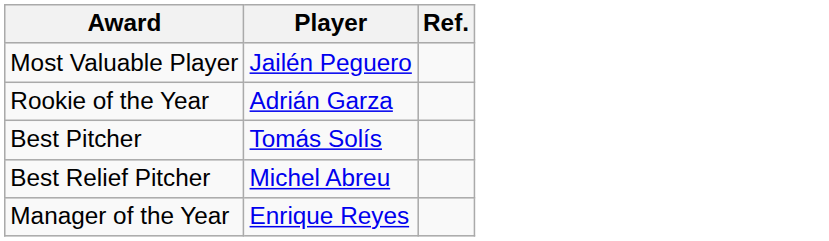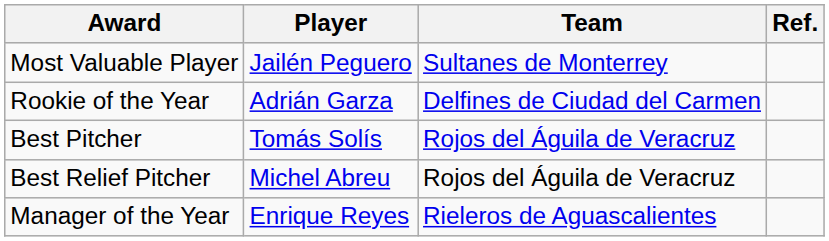+ column: (592, 23)
